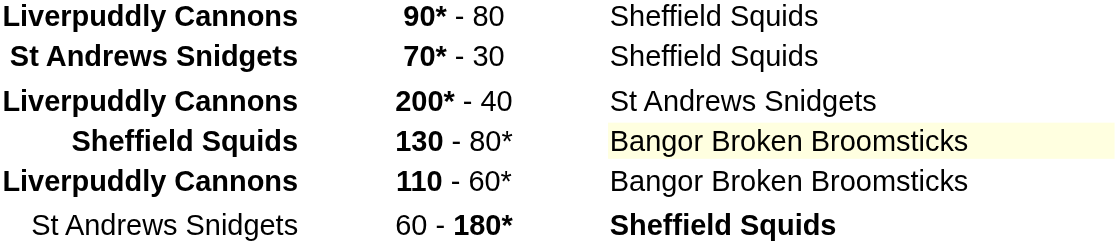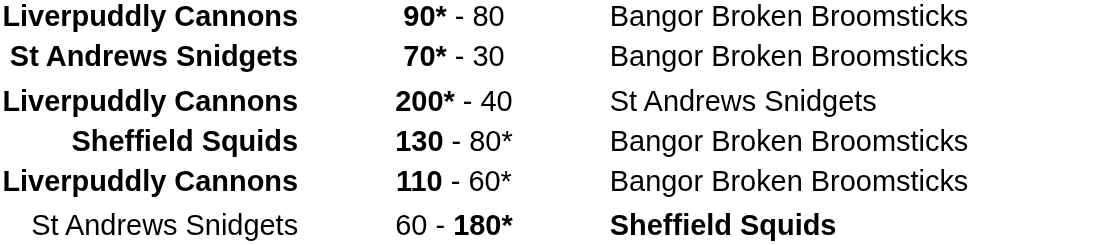(714, 16) Sheffield Squids -> (789, 16) Bangor Broken Broomsticks
(714, 56) Sheffield Squids -> (789, 56) Bangor Broken Broomsticks
(789, 141) lightyellow background -> (789, 141) no background
